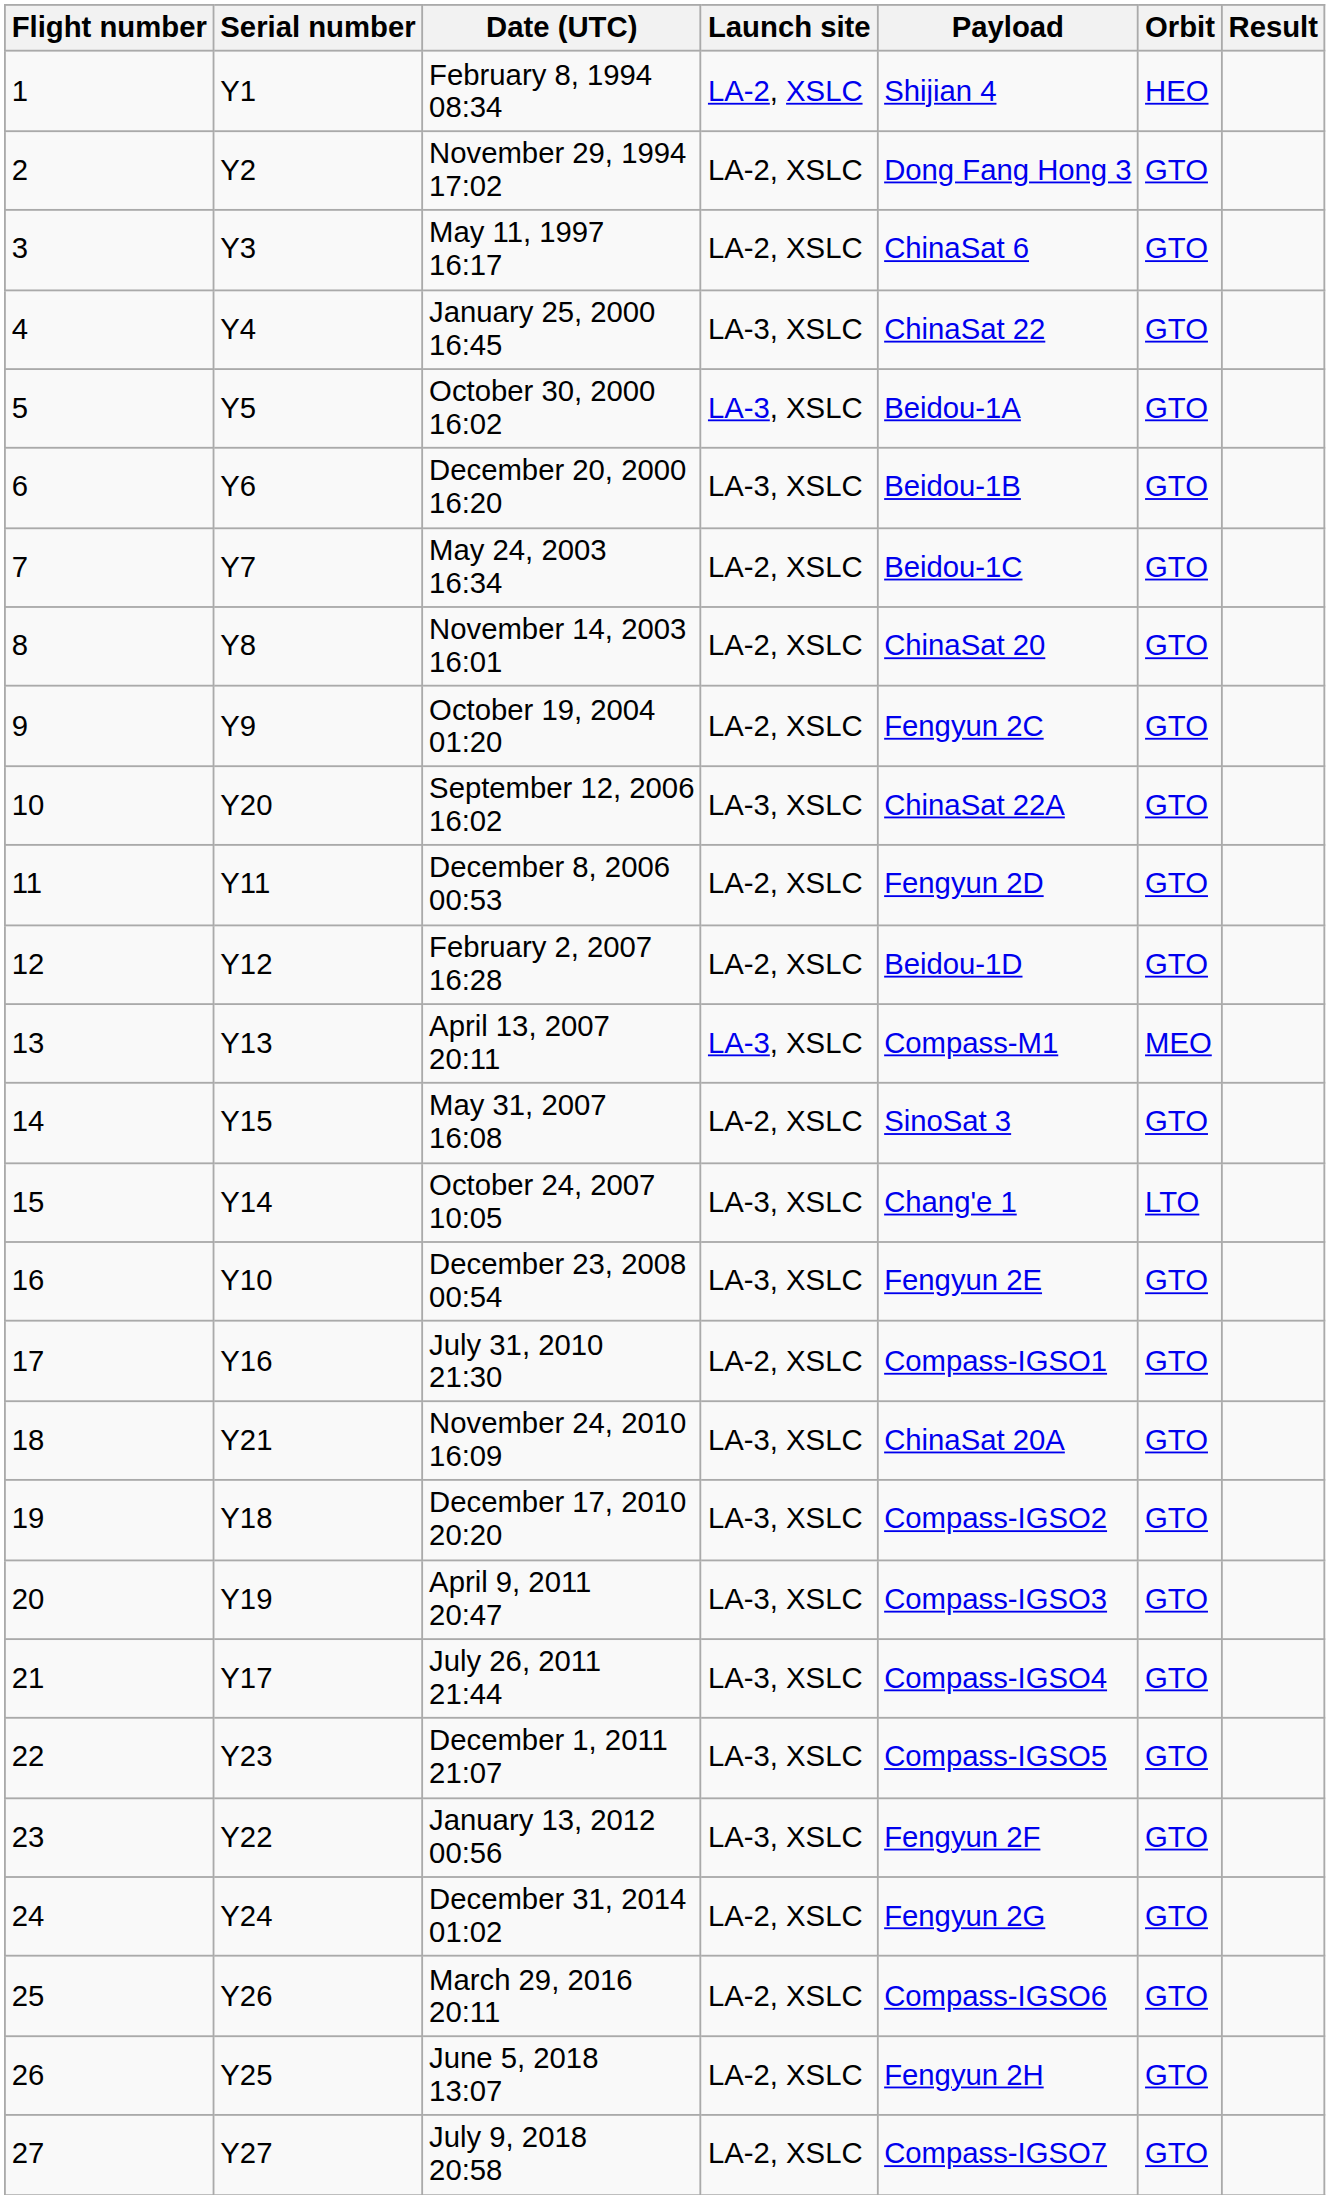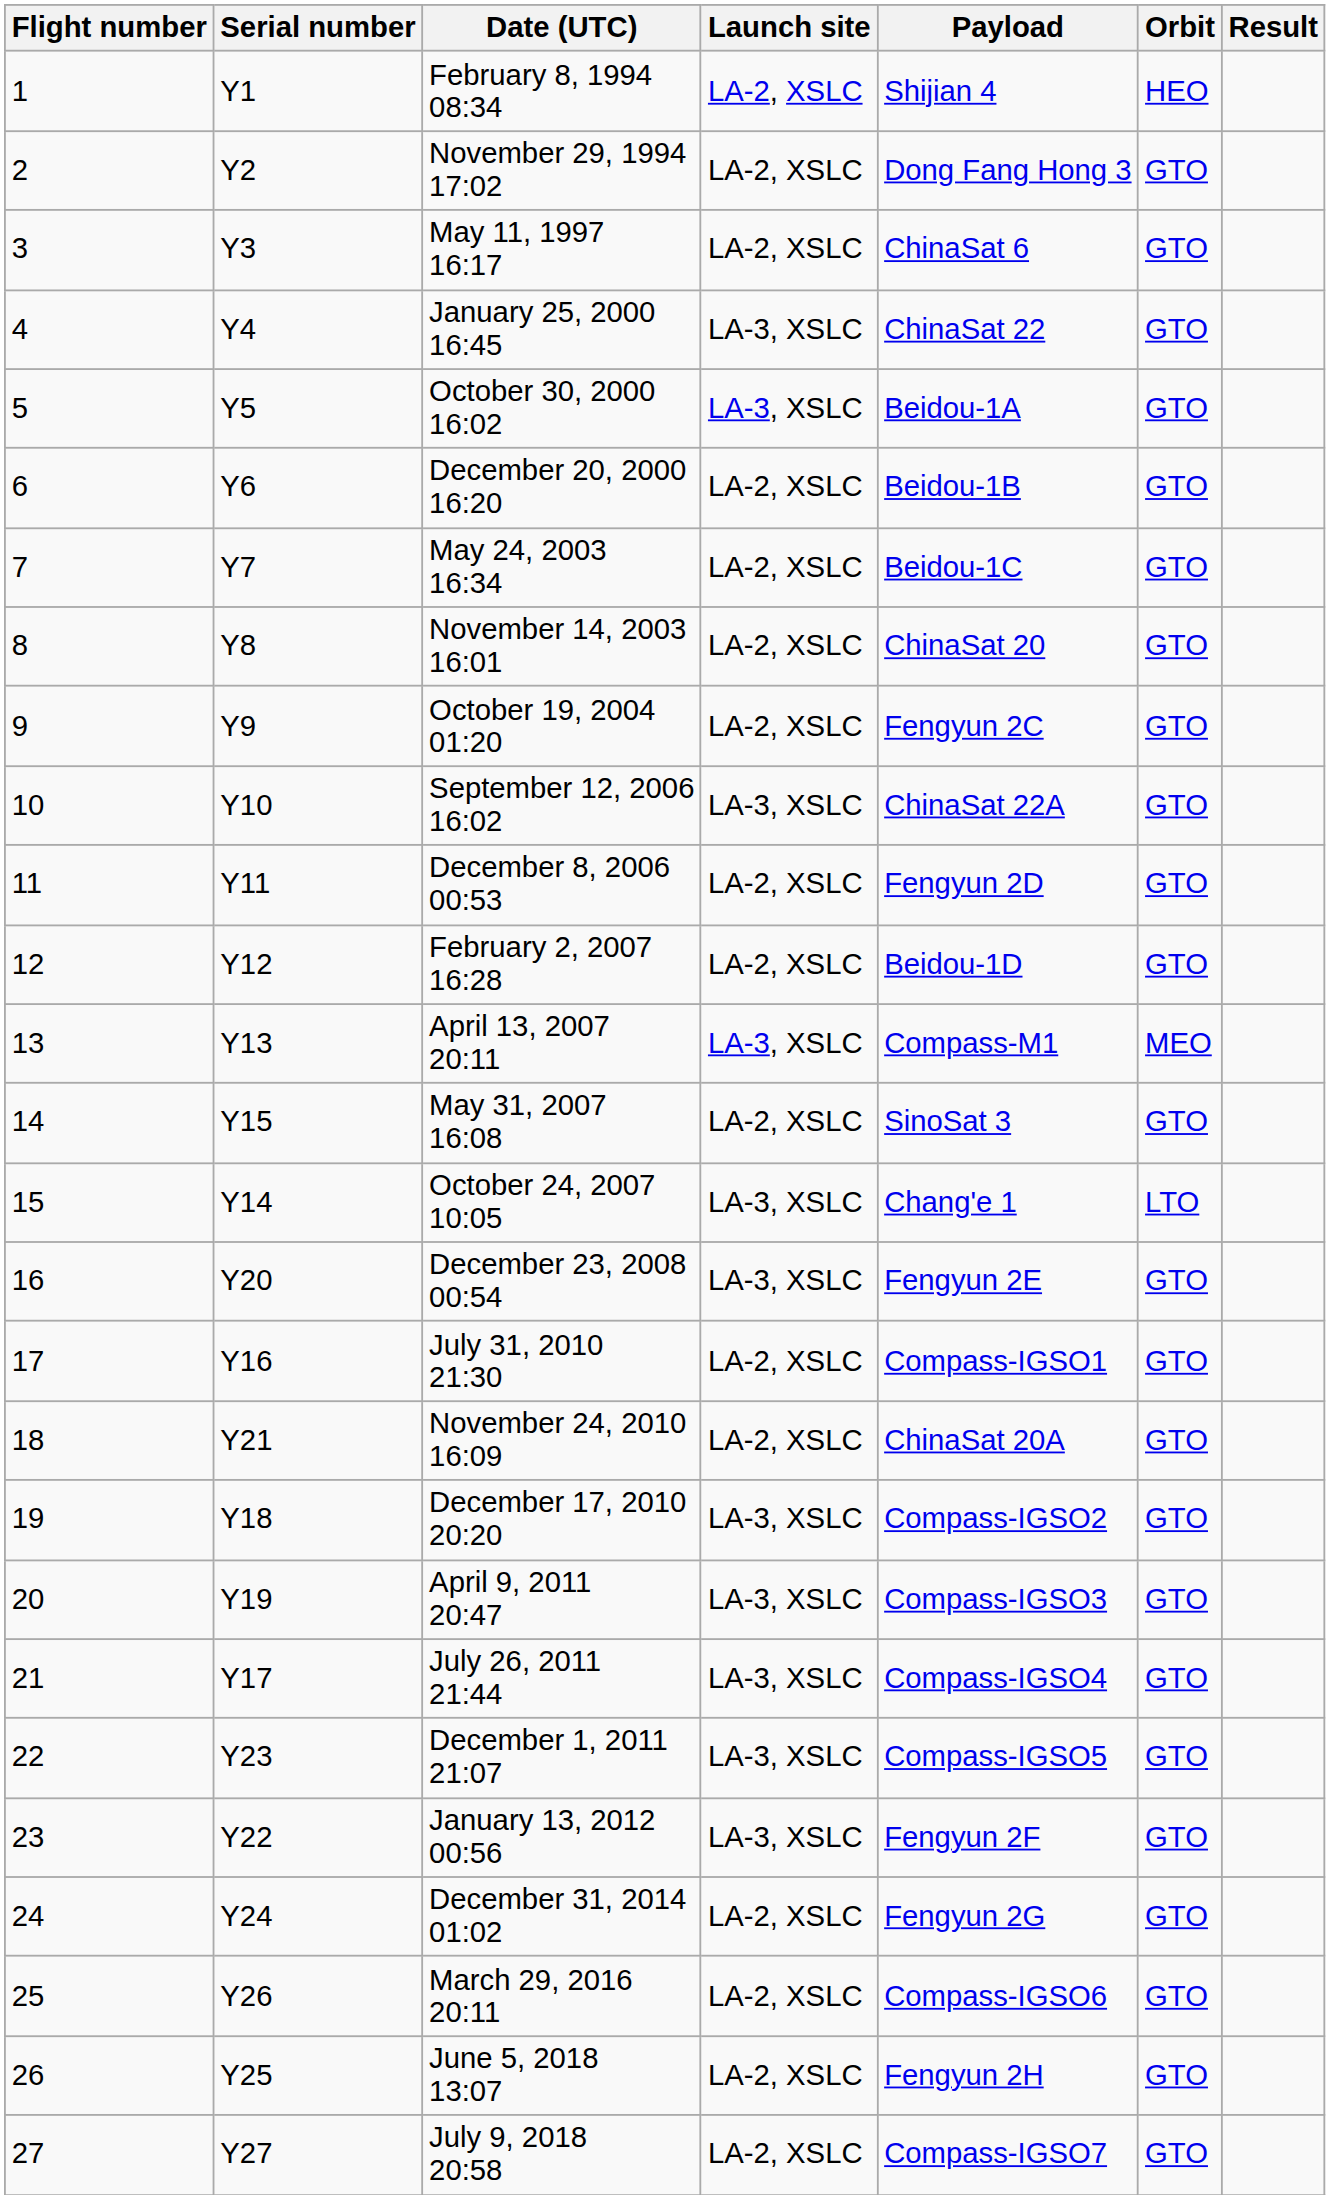(785, 487) LA-3, XSLC -> (785, 487) LA-2, XSLC
(246, 805) Y20 -> (246, 805) Y10
(246, 1281) Y10 -> (246, 1281) Y20
(785, 1440) LA-3, XSLC -> (785, 1440) LA-2, XSLC
